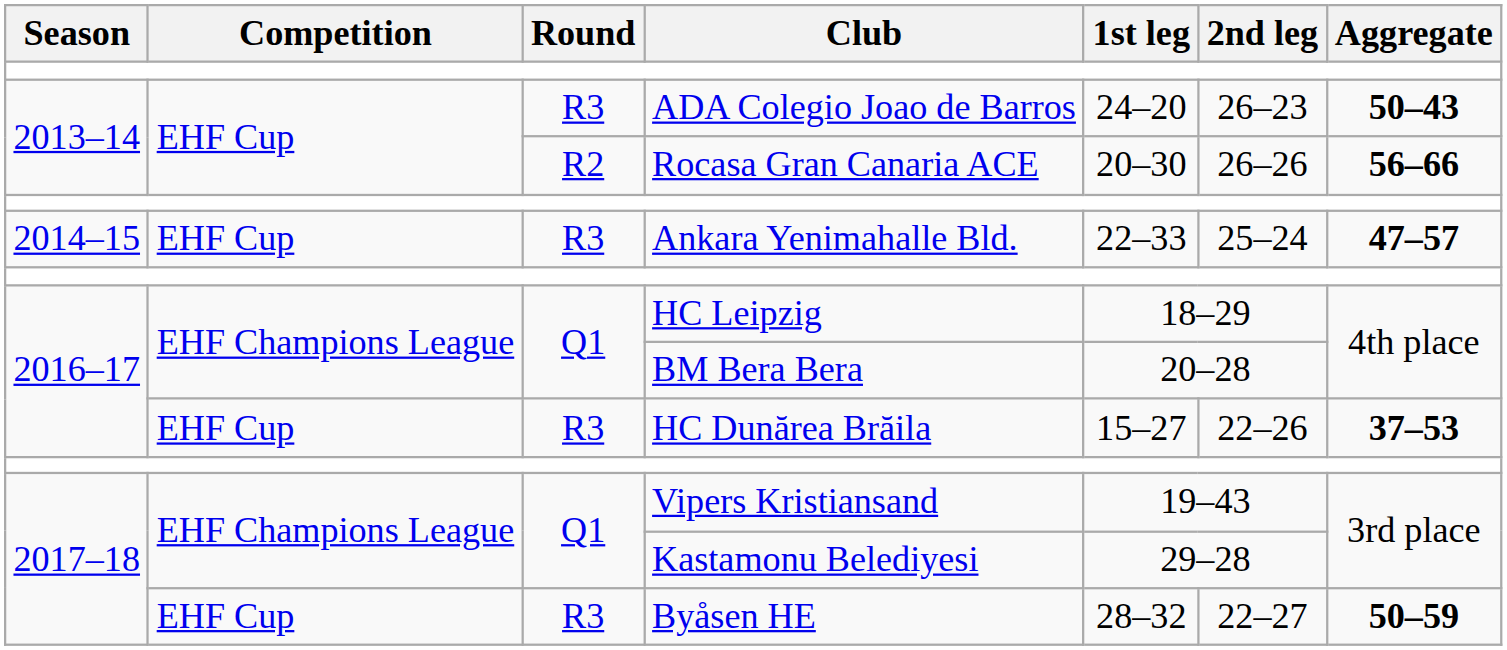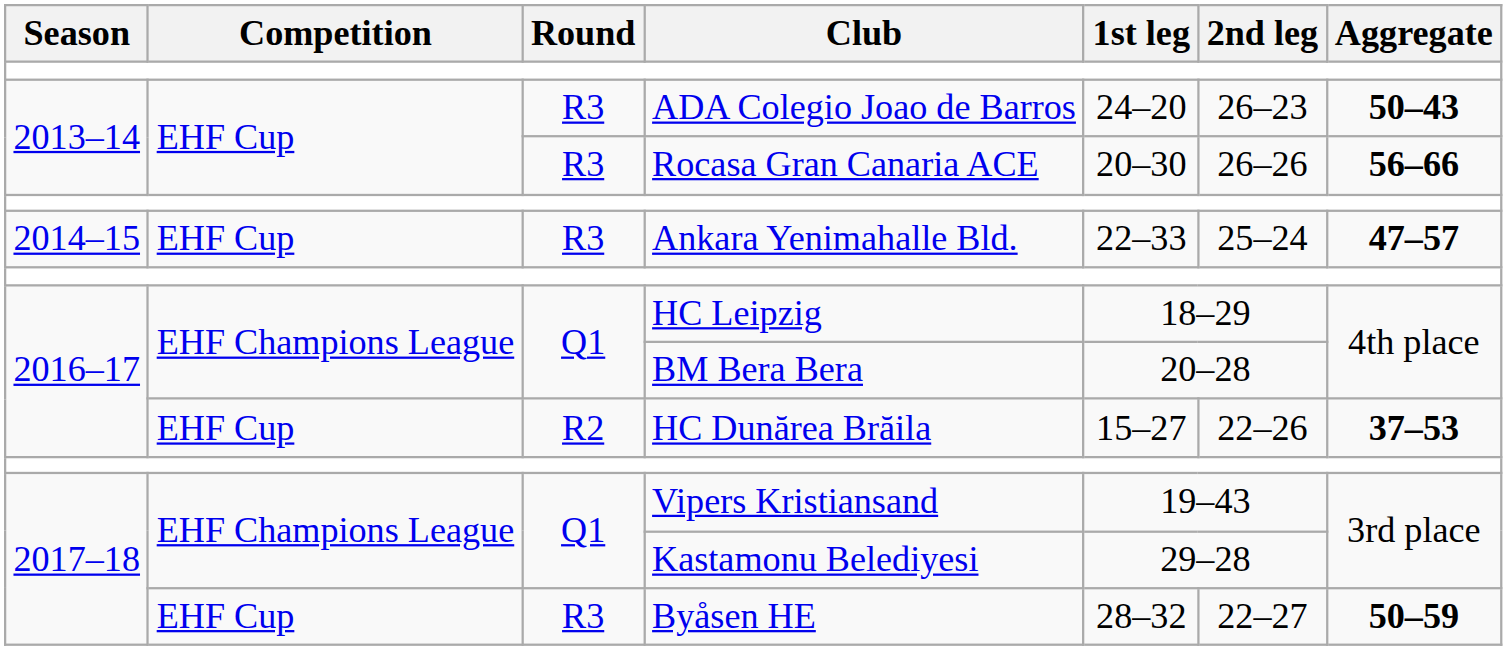(583, 164) R2 -> (583, 164) R3
(583, 427) R3 -> (583, 427) R2
